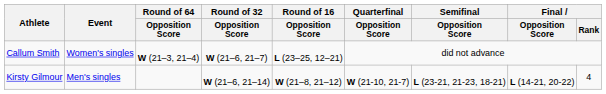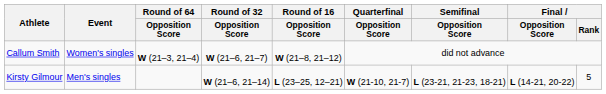(308, 58) L (23–25, 12–21) -> (308, 58) W (21–8, 21–12)
(308, 82) W (21–8, 21–12) -> (308, 82) L (23–25, 12–21)
(589, 77) 4 -> (589, 77) 5
